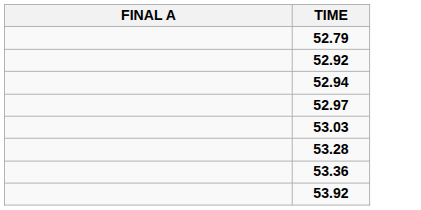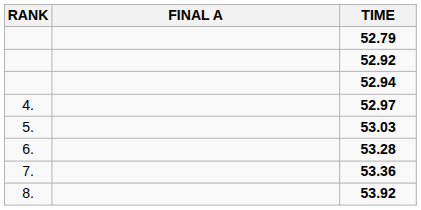+ column: (28, 15)
